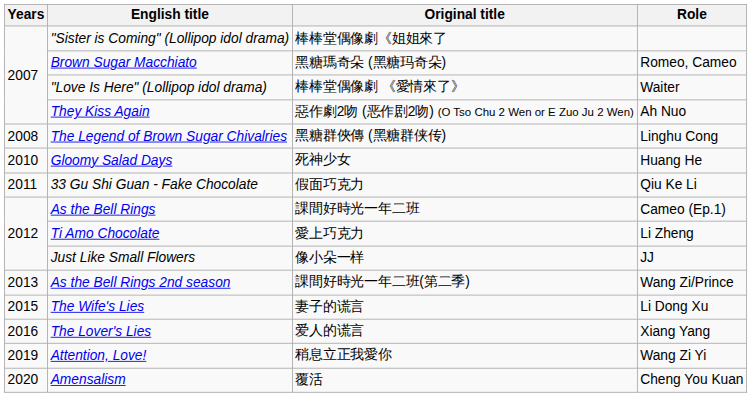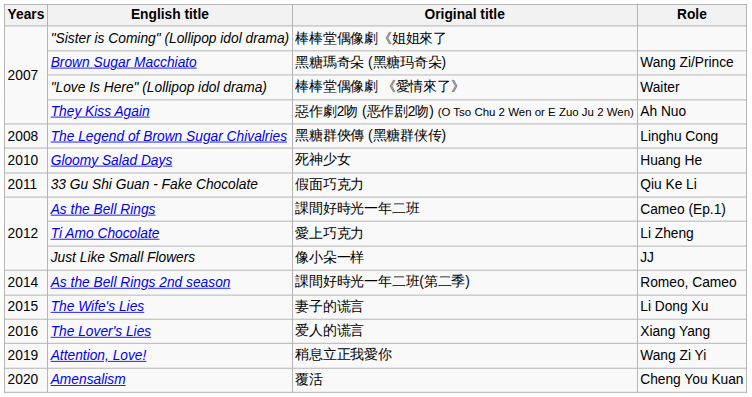(688, 62) Romeo, Cameo -> (687, 62) Wang Zi/Prince
(23, 282) 2013 -> (23, 282) 2014
(687, 282) Wang Zi/Prince -> (688, 282) Romeo, Cameo
